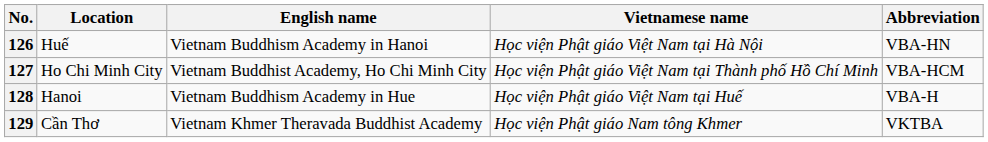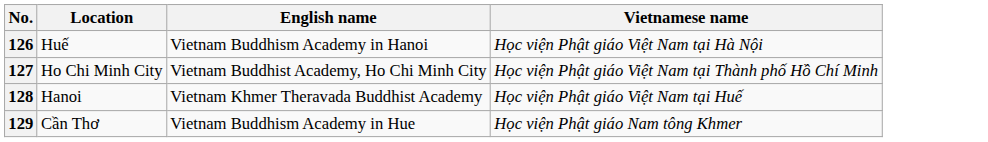- column: (933, 17)
(293, 96) Vietnam Buddhism Academy in Hue -> (326, 96) Vietnam Khmer Theravada Buddhist Academy
(326, 123) Vietnam Khmer Theravada Buddhist Academy -> (293, 123) Vietnam Buddhism Academy in Hue
